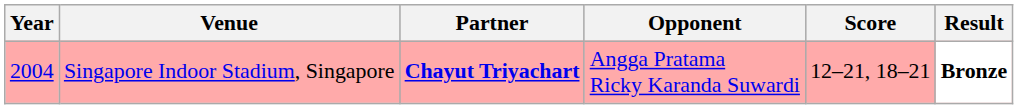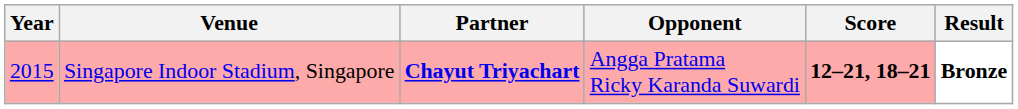(32, 71) 2004 -> (32, 71) 2015
(870, 71) normal -> (870, 71) bold
